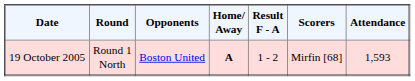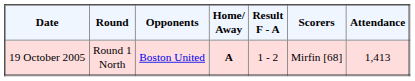(378, 57) 1,593 -> (378, 57) 1,413
